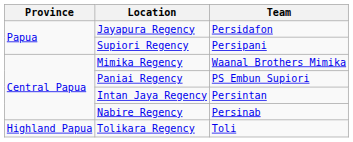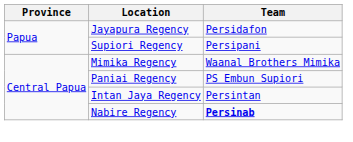(236, 112) normal -> (230, 112) bold
- row: (146, 128)
